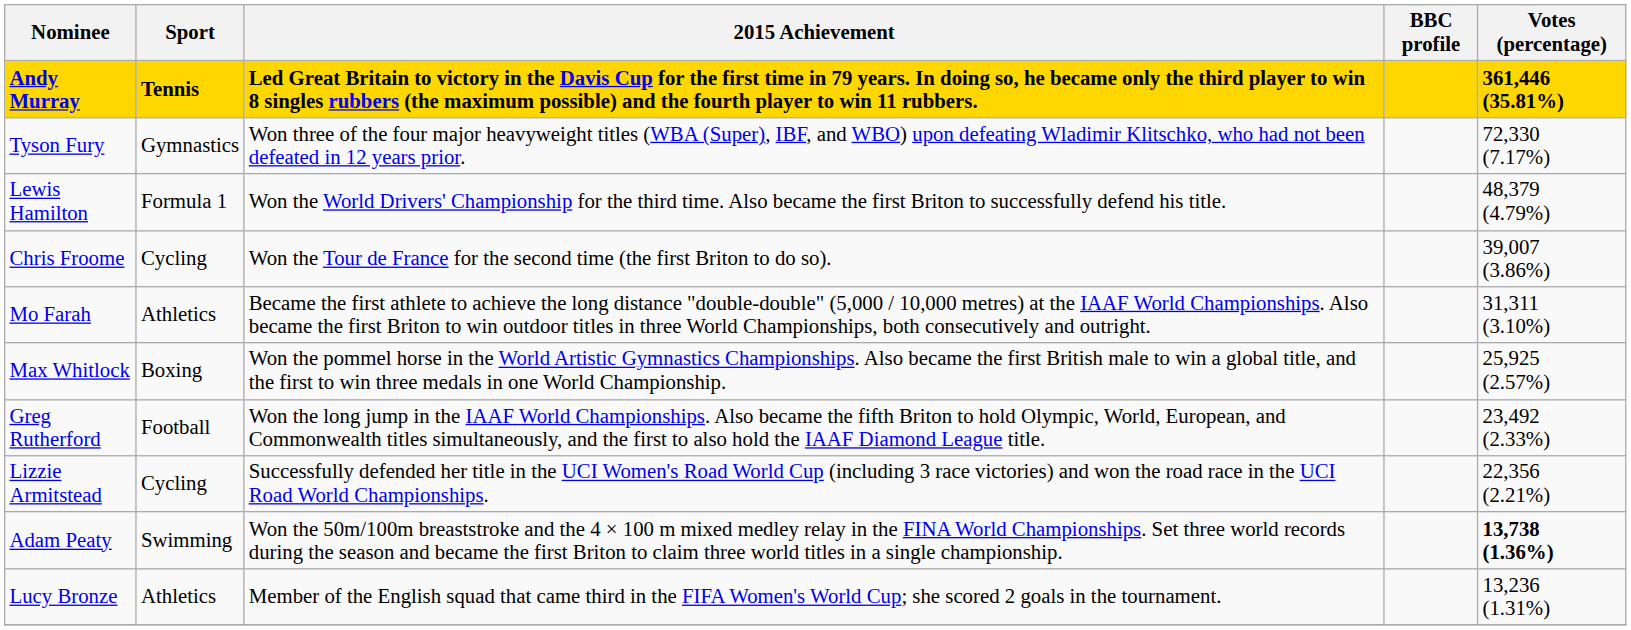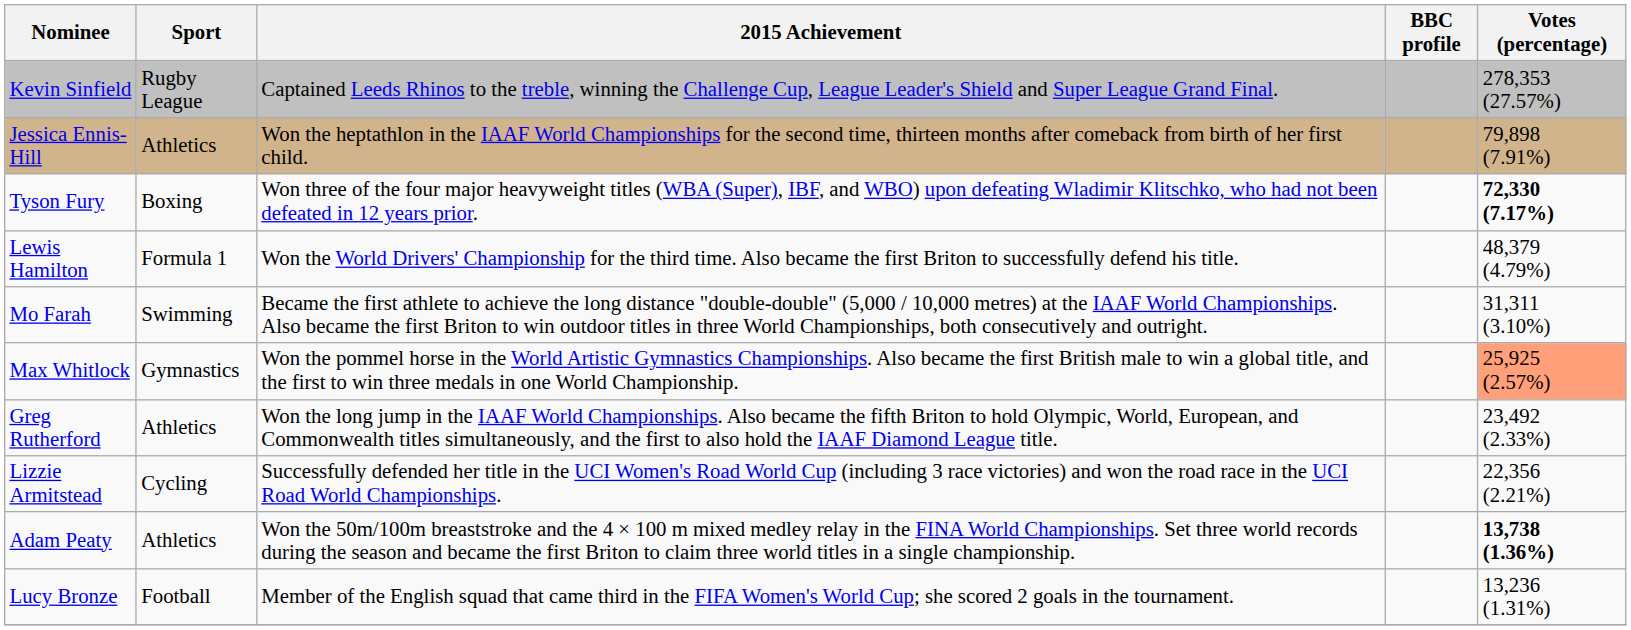- row: (45, 89)
+ row: (70, 89)
+ row: (68, 145)
(190, 145) Gymnastics -> (172, 201) Boxing
(1516, 145) normal -> (1518, 201) bold
- row: (67, 258)
(178, 314) Athletics -> (187, 314) Swimming
(172, 371) Boxing -> (190, 371) Gymnastics
(1516, 371) no background -> (1517, 371) lightsalmon background
(176, 427) Football -> (179, 427) Athletics
(187, 540) Swimming -> (179, 540) Athletics
(178, 596) Athletics -> (176, 596) Football
